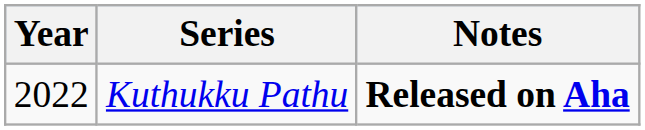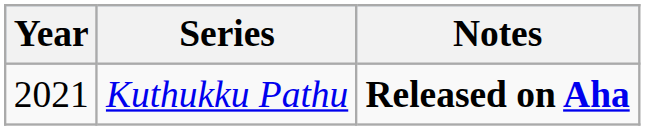(51, 93) 2022 -> (51, 93) 2021
